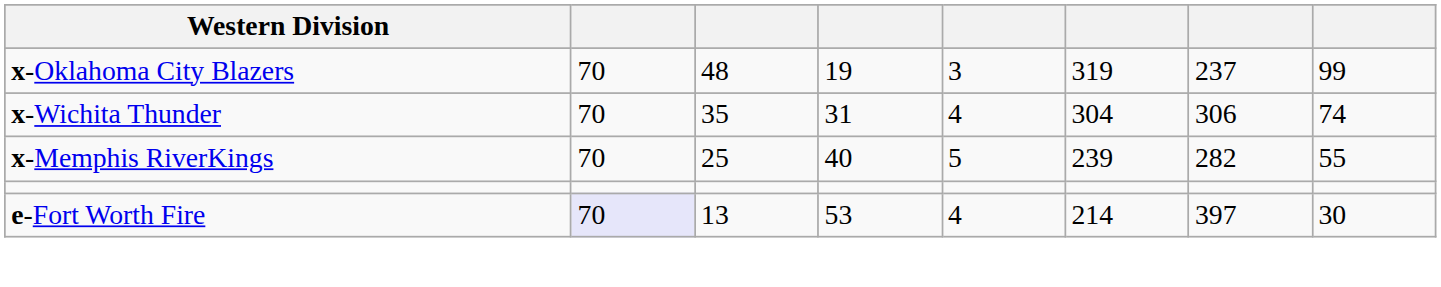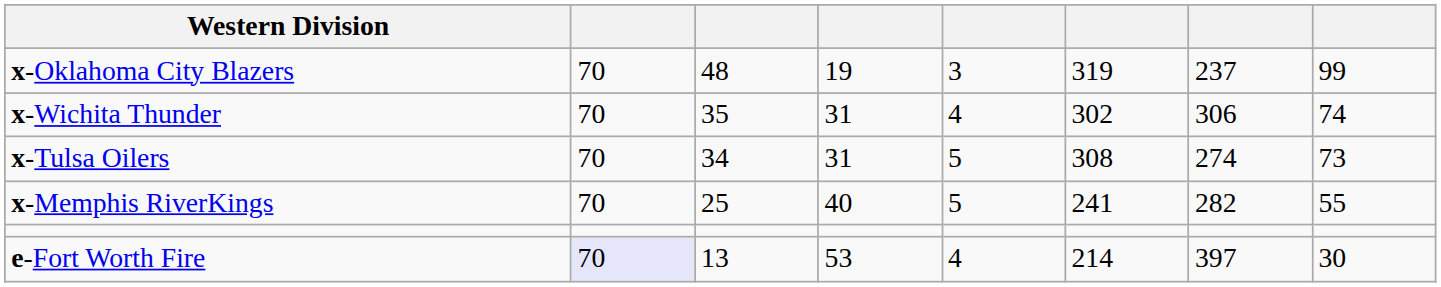(1092, 114) 304 -> (1092, 114) 302
+ row: (90, 158)
(1092, 158) 239 -> (1092, 202) 241
